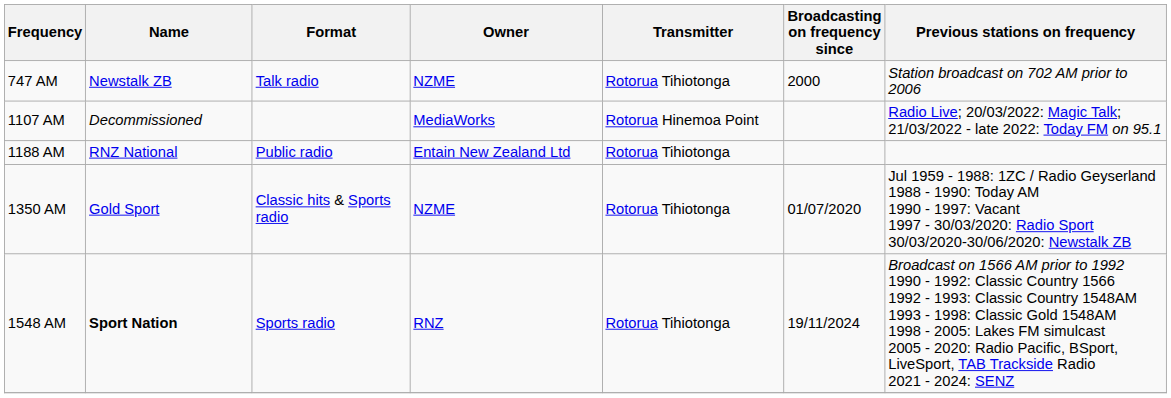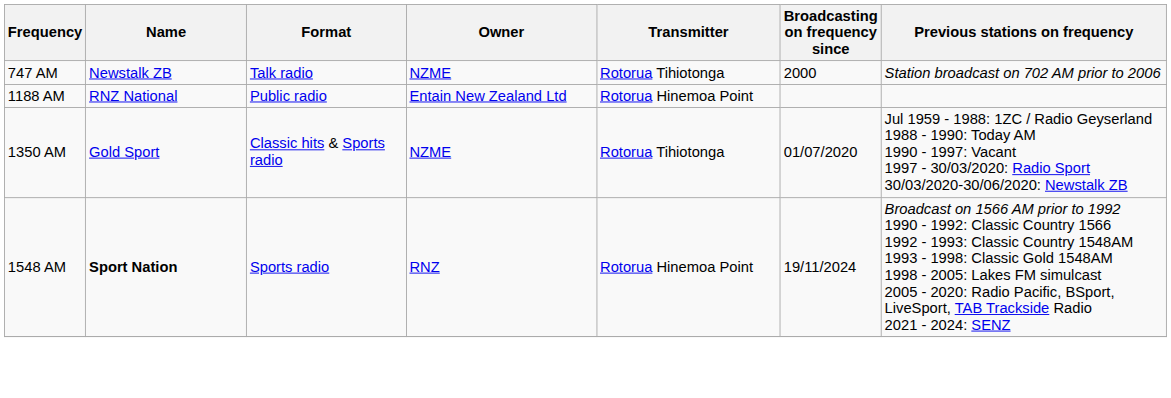- row: (36, 120)
(668, 152) Rotorua Tihiotonga -> (677, 95) Rotorua Hinemoa Point
(668, 323) Rotorua Tihiotonga -> (677, 266) Rotorua Hinemoa Point
